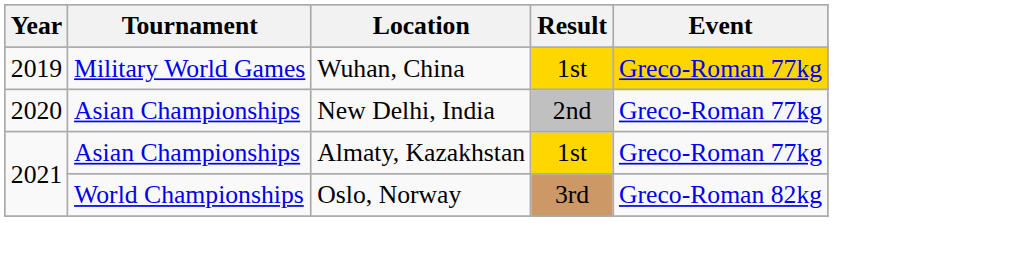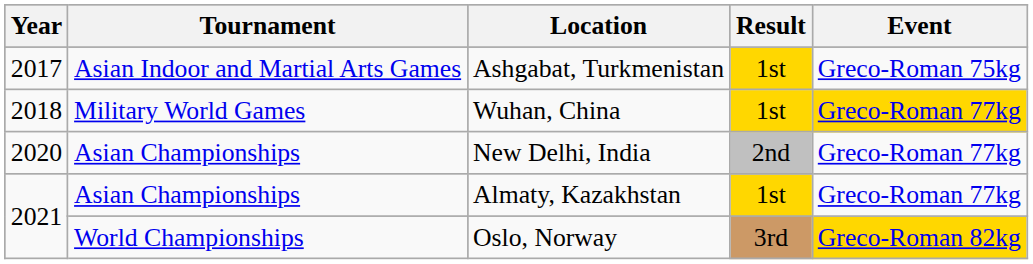+ row: (599, 68)
(36, 68) 2019 -> (36, 110) 2018
(721, 195) no background -> (919, 237) gold background
